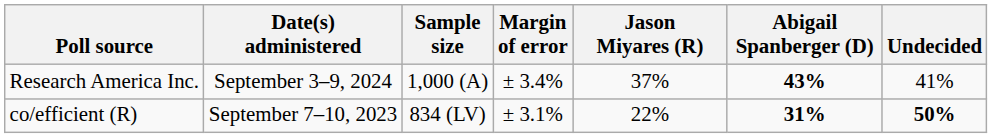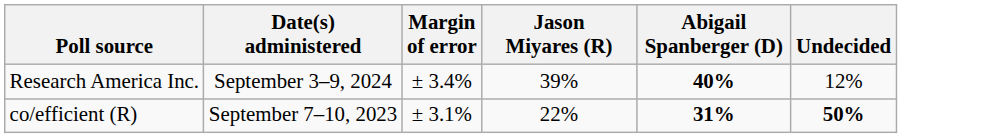- column: (448, 34)
(650, 81) 37% -> (559, 81) 39%
(805, 81) 43% -> (714, 81) 40%
(935, 81) 41% -> (844, 81) 12%
